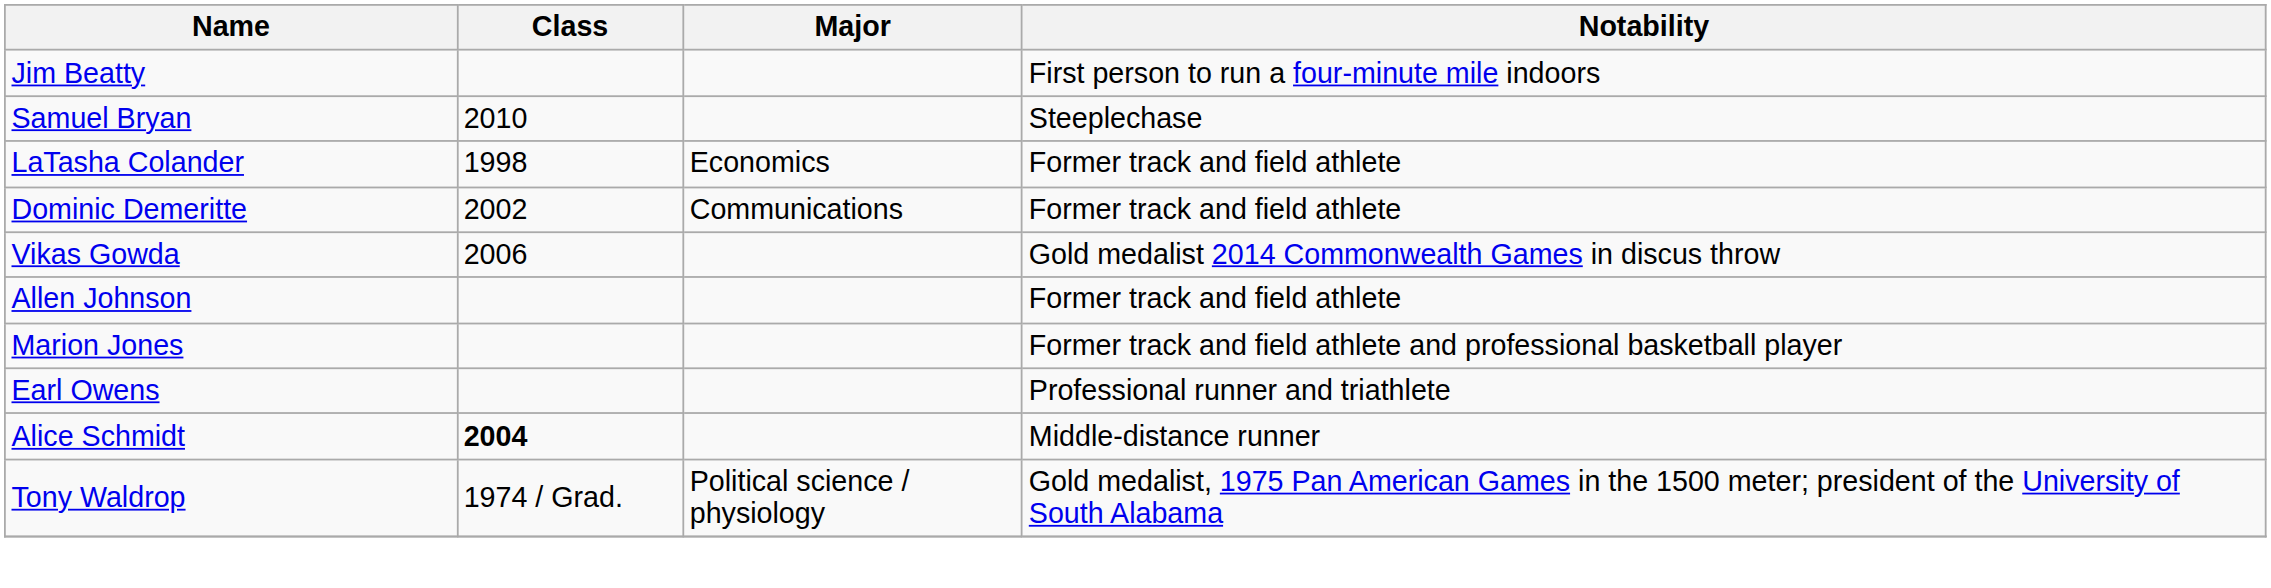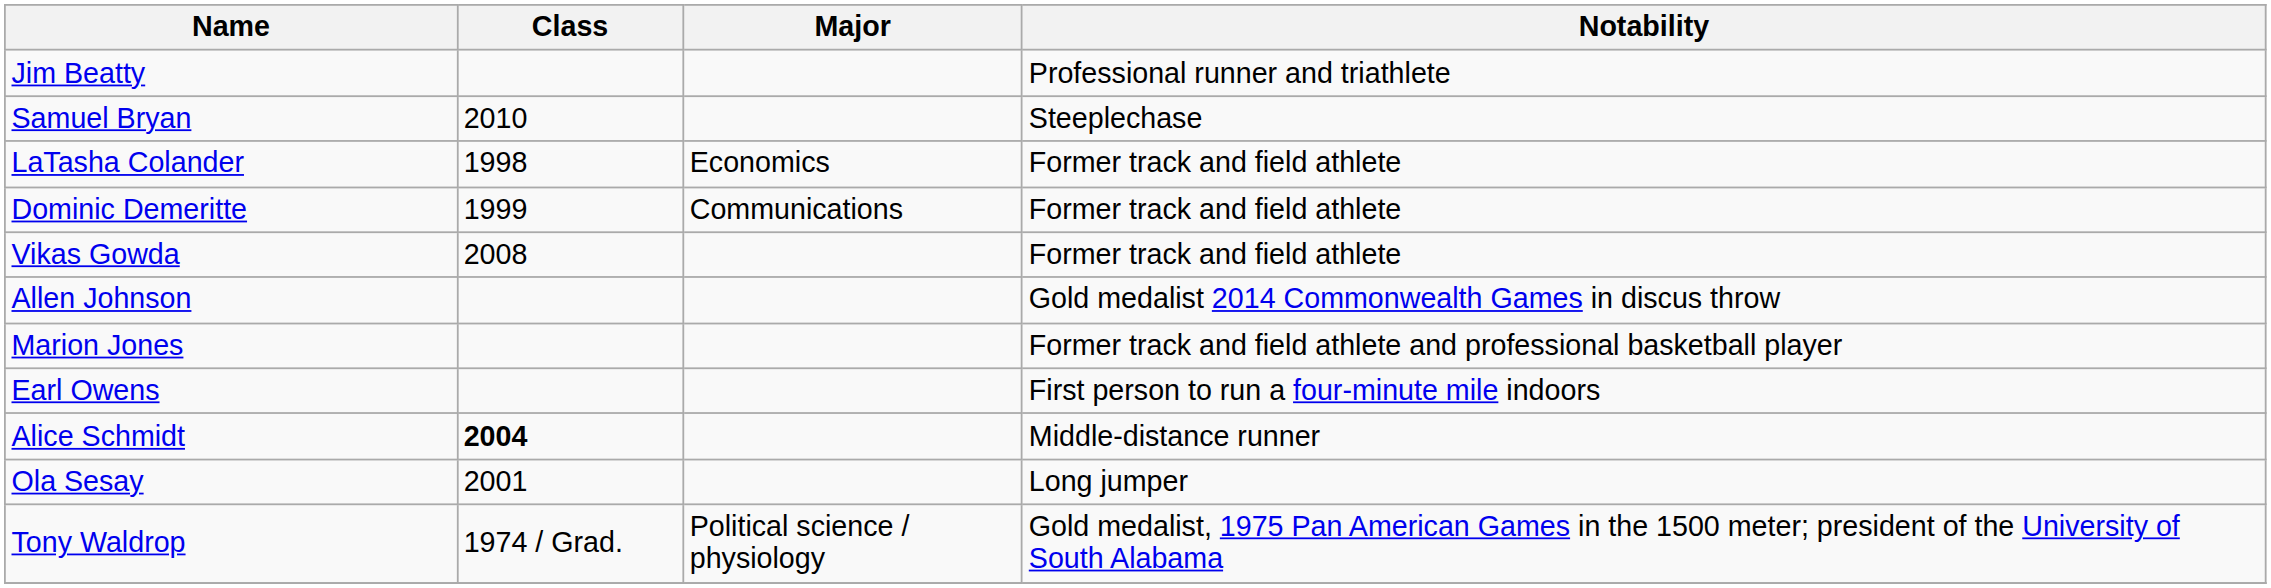(1315, 72) First person to run a four-minute mile indoors -> (1240, 72) Professional runner and triathlete
(495, 208) 2002 -> (495, 208) 1999
(495, 254) 2006 -> (495, 254) 2008
(1404, 254) Gold medalist 2014 Commonwealth Games in discus throw -> (1215, 254) Former track and field athlete
(1215, 299) Former track and field athlete -> (1404, 299) Gold medalist 2014 Commonwealth Games in discus throw
(1240, 390) Professional runner and triathlete -> (1315, 390) First person to run a four-minute mile indoors
+ row: (78, 481)
